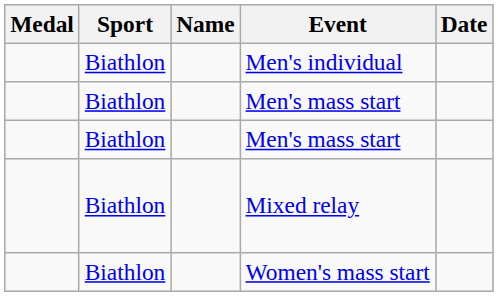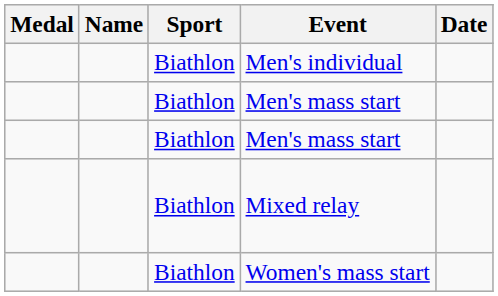columns swapped: (205, 23) <-> (125, 23)
